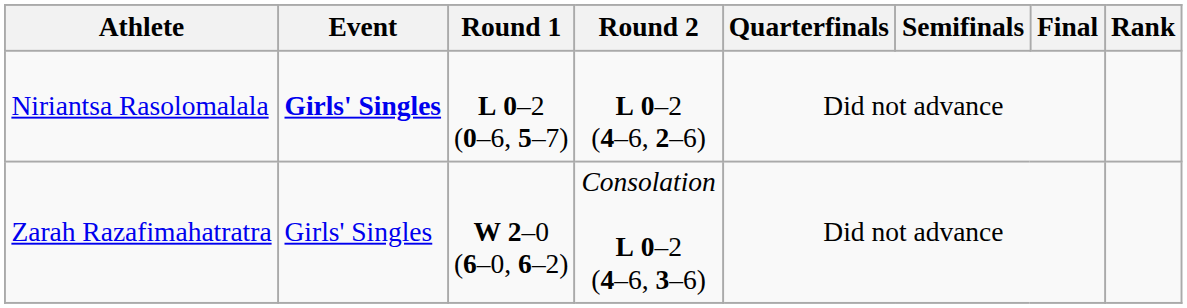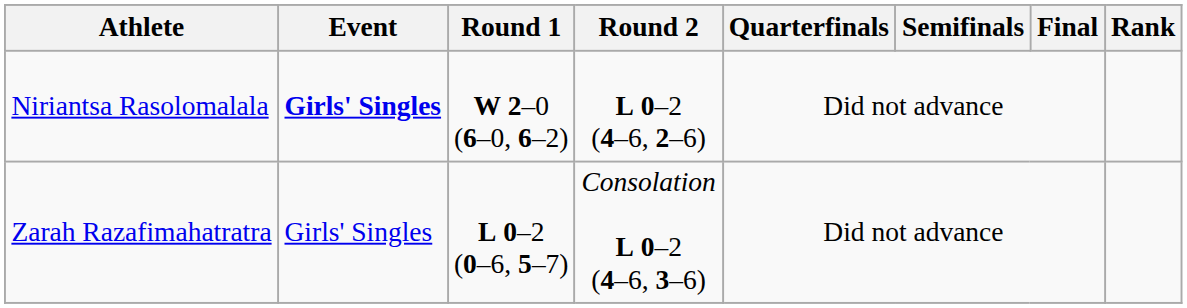(511, 121) L 0–2 (0–6, 5–7) -> (511, 121) W 2–0 (6–0, 6–2)
(511, 248) W 2–0 (6–0, 6–2) -> (511, 248) L 0–2 (0–6, 5–7)
